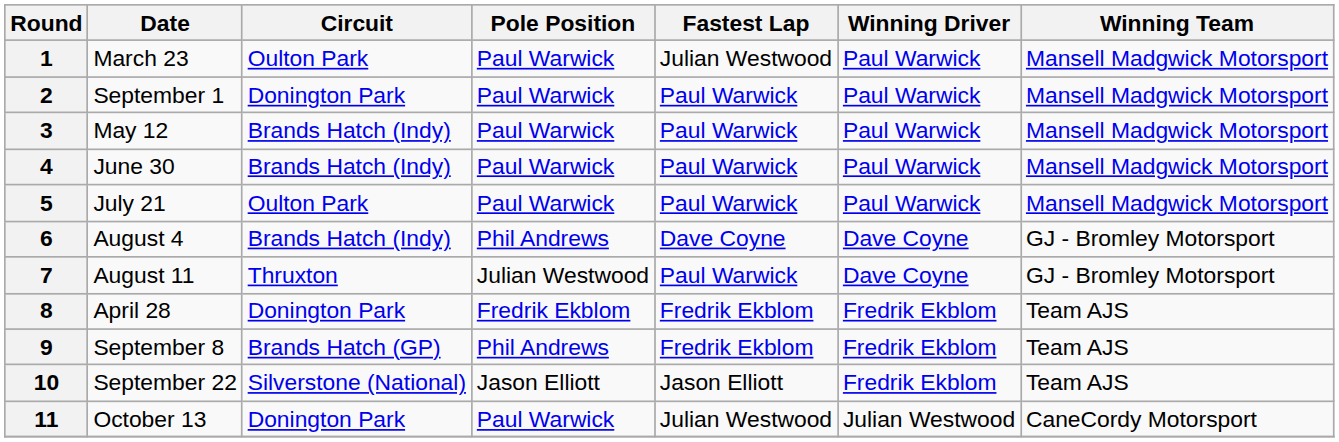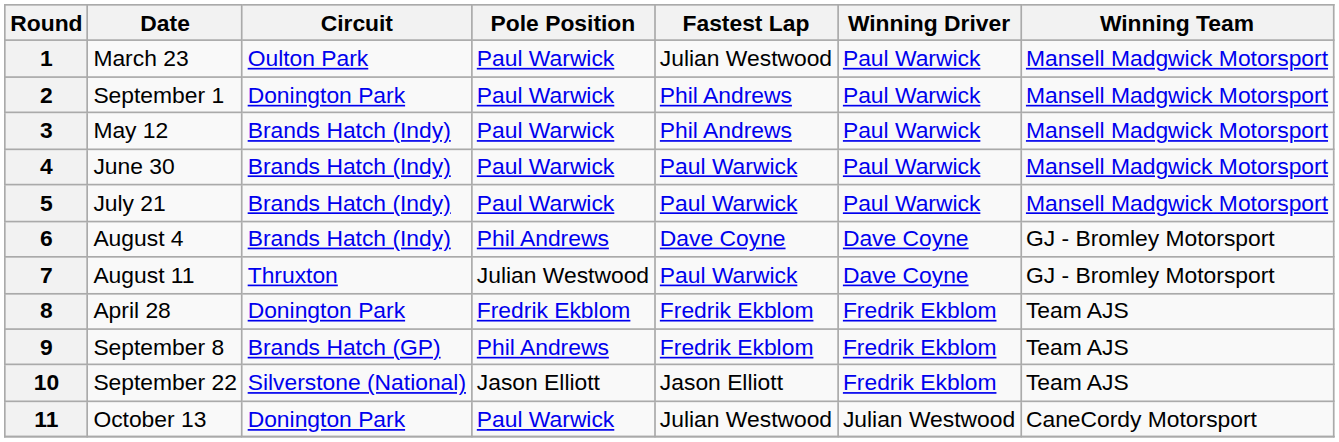(729, 94) Paul Warwick -> (726, 94) Phil Andrews
(729, 130) Paul Warwick -> (726, 130) Phil Andrews
(308, 203) Oulton Park -> (349, 203) Brands Hatch (Indy)
